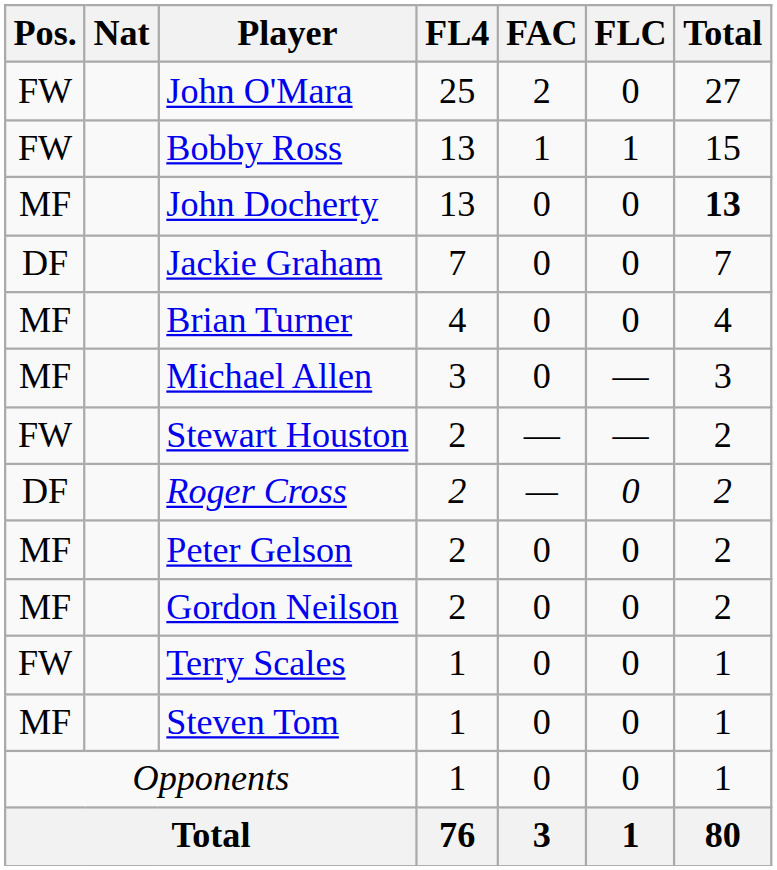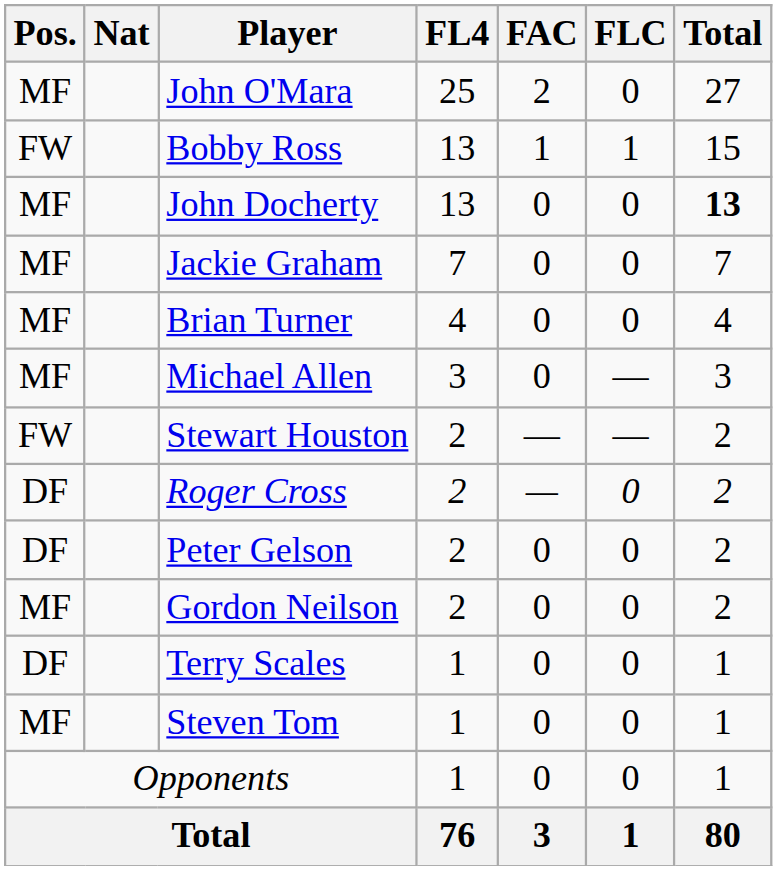(45, 90) FW -> (45, 90) MF
(45, 262) DF -> (45, 262) MF
(45, 549) MF -> (45, 549) DF
(45, 663) FW -> (45, 663) DF
